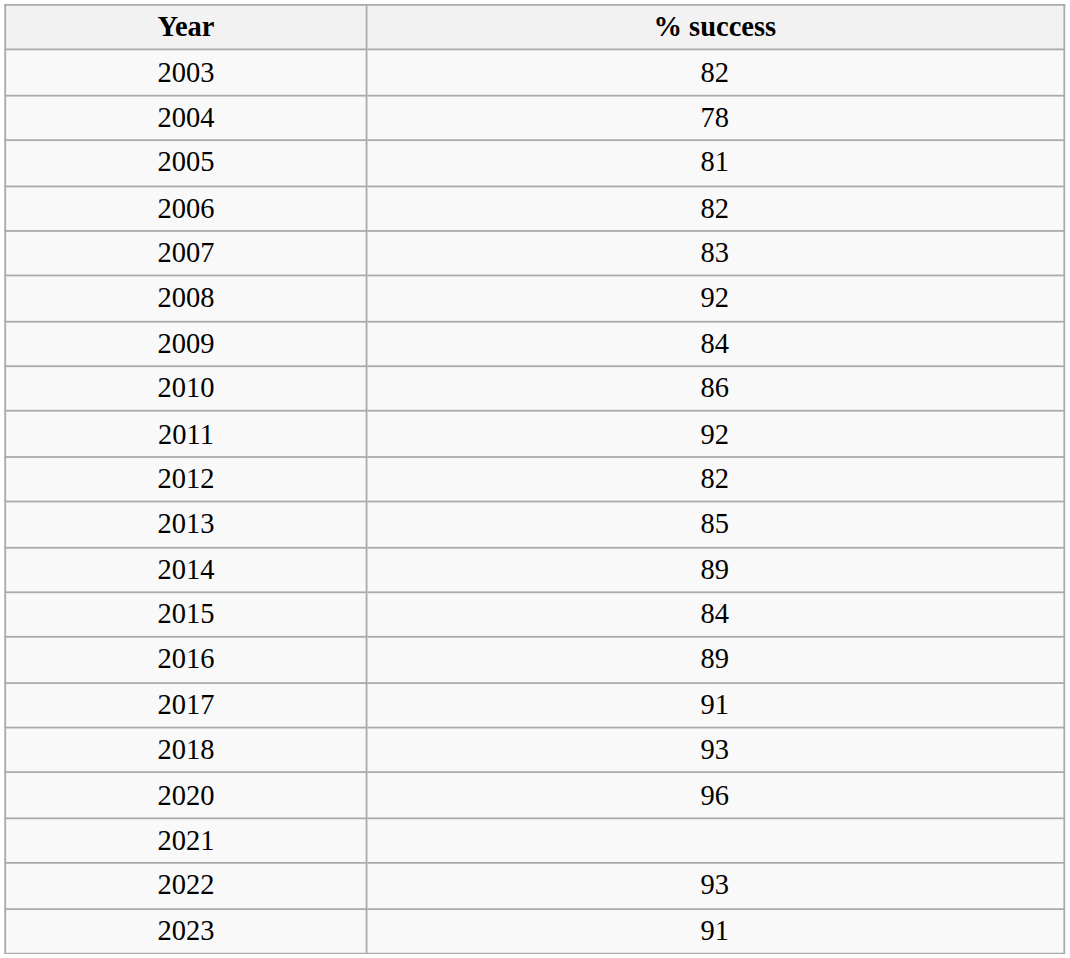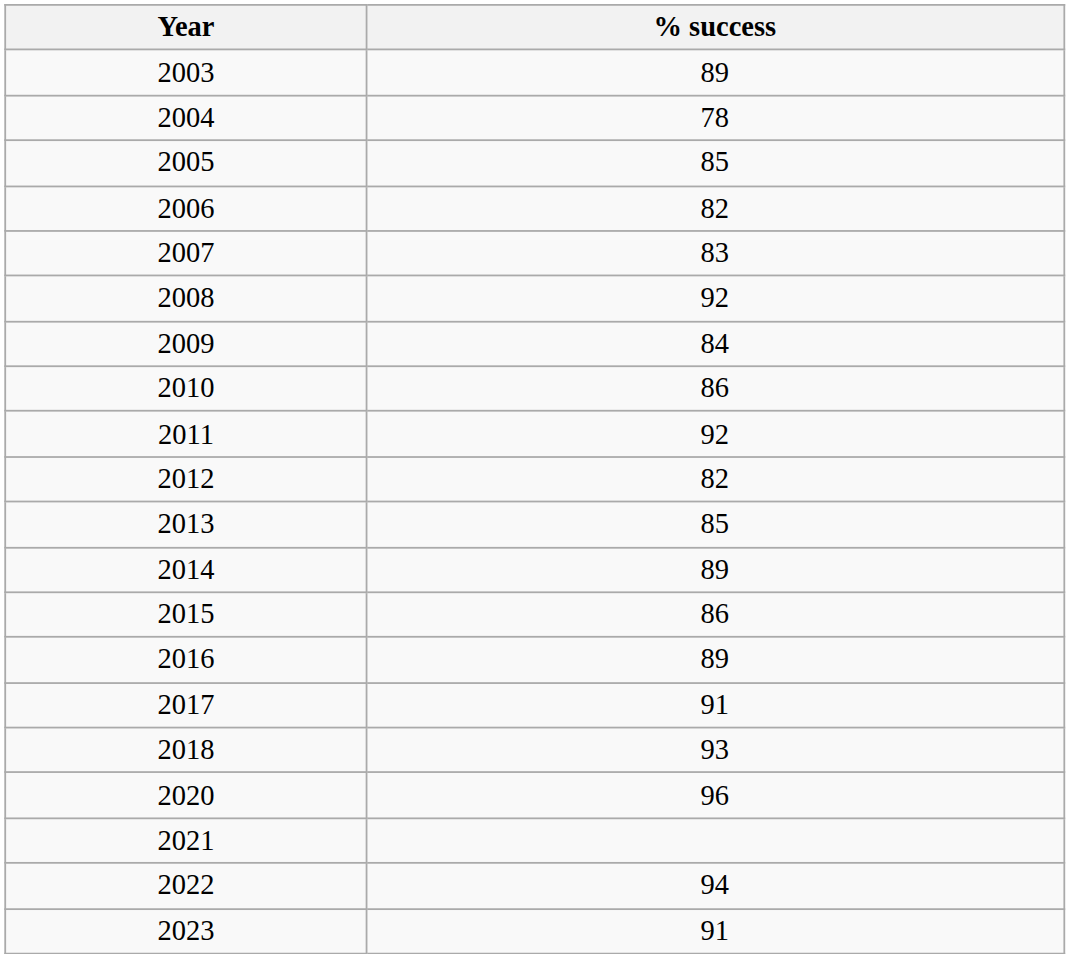(715, 72) 82 -> (715, 72) 89
(715, 162) 81 -> (715, 162) 85
(715, 614) 84 -> (715, 614) 86
(715, 885) 93 -> (715, 885) 94
